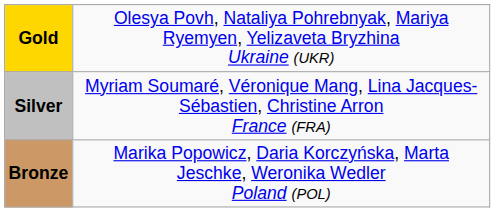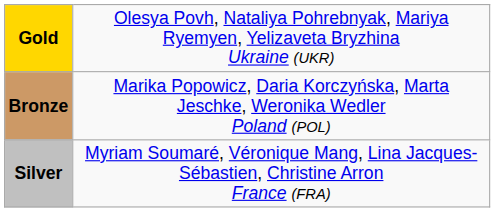rows swapped: (38, 105) <-> (38, 173)
